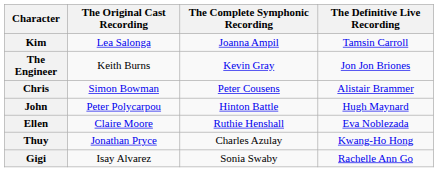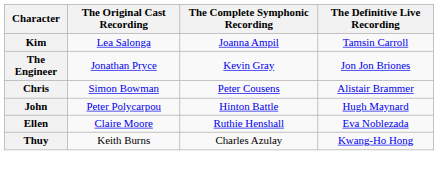(124, 65) Keith Burns -> (124, 65) Jonathan Pryce
(124, 141) Jonathan Pryce -> (124, 141) Keith Burns
- row: (36, 158)
